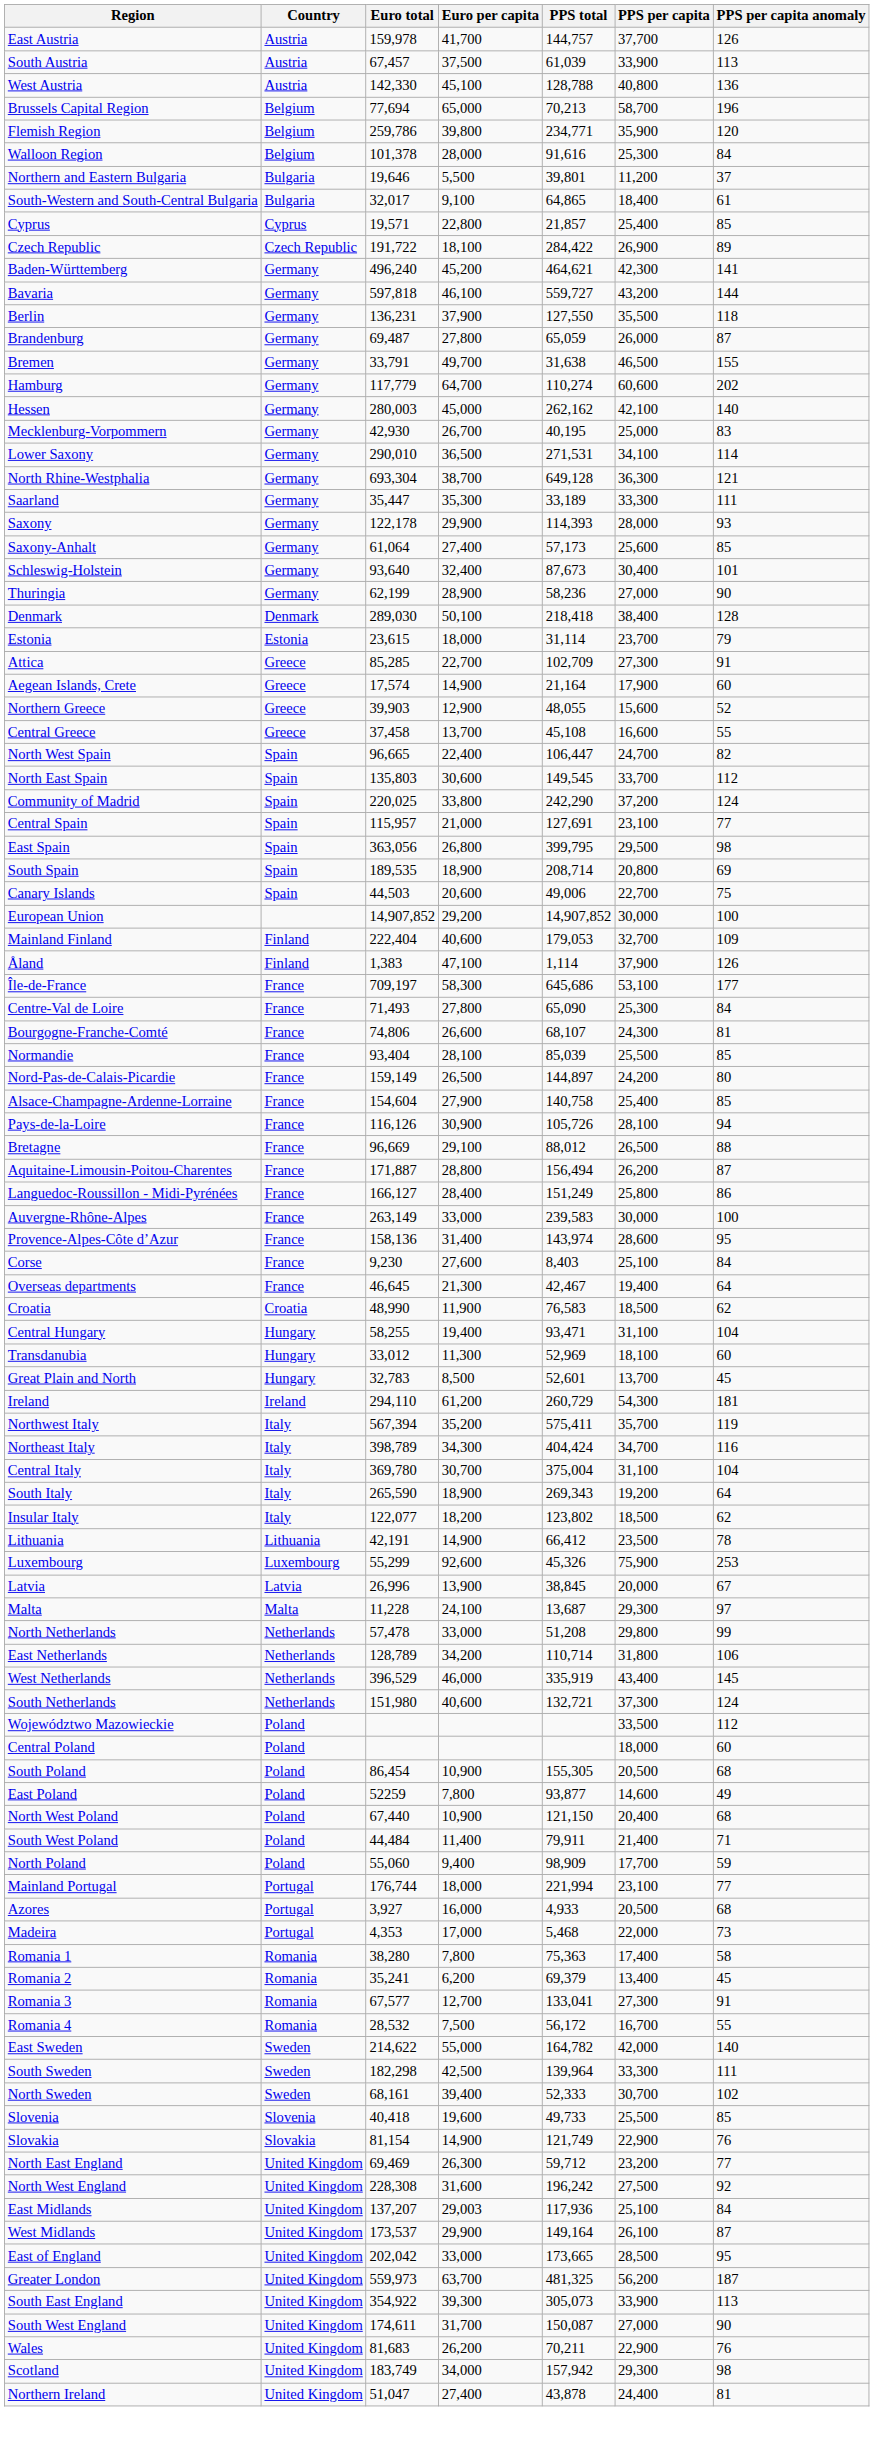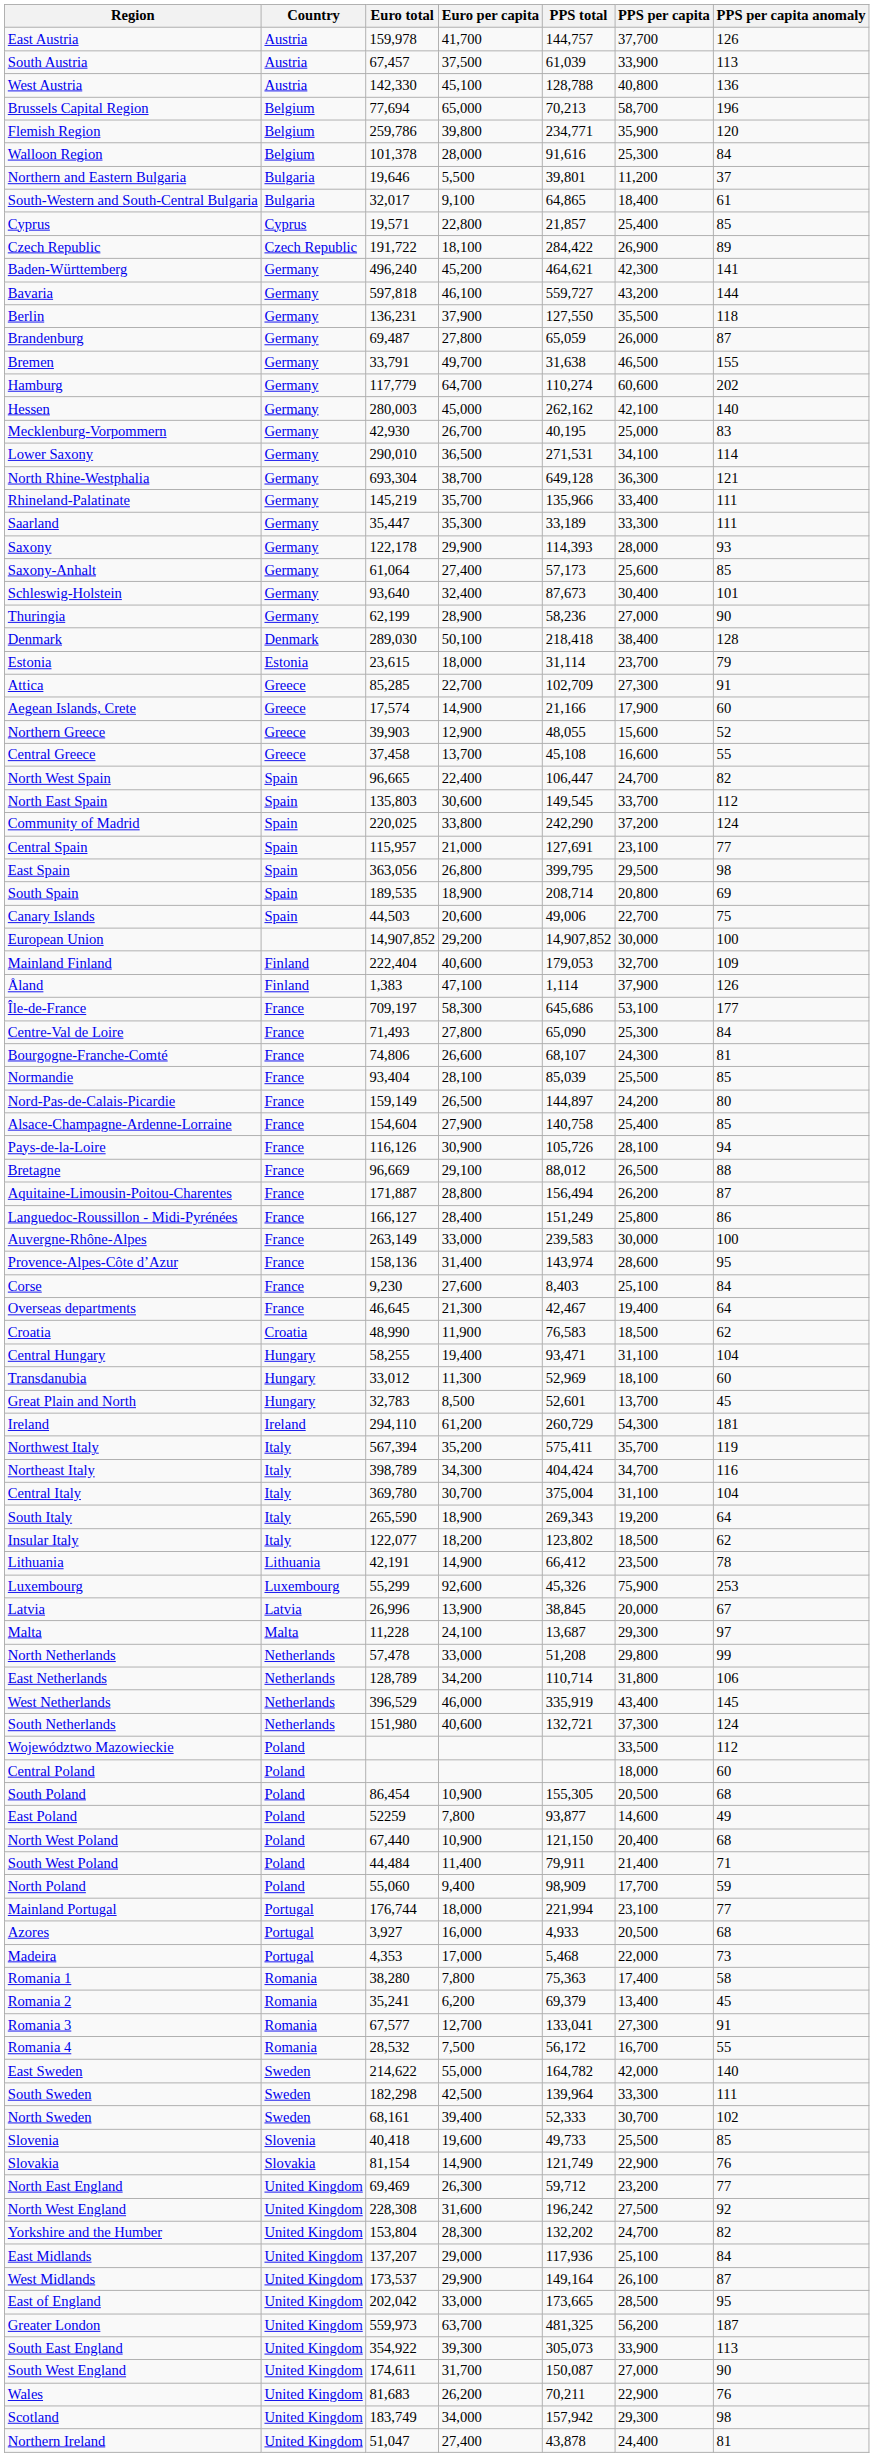+ row: (69, 500)
(566, 685) 21,164 -> (566, 708) 21,166
+ row: (85, 2232)
(462, 2209) 29,003 -> (462, 2255) 29,000
